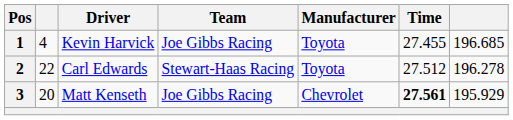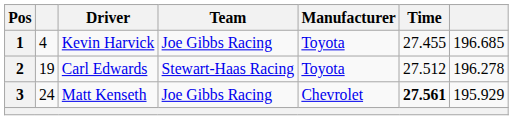(47, 69) 22 -> (47, 69) 19
(47, 95) 20 -> (47, 95) 24
